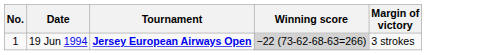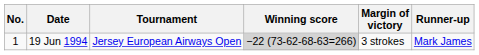+ column: (443, 19)
(172, 42) bold -> (167, 42) normal
